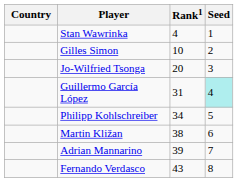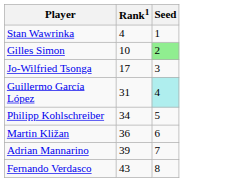- column: (31, 14)
(211, 51) no background -> (157, 51) lightgreen background
(178, 68) 20 -> (124, 68) 17
(178, 133) 38 -> (124, 133) 36
